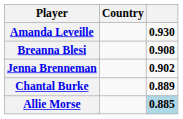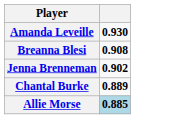- column: (123, 13)
